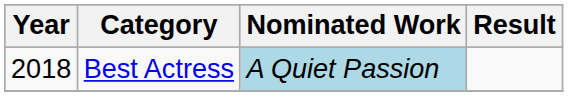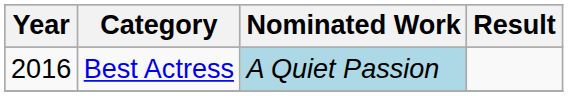(41, 68) 2018 -> (41, 68) 2016
